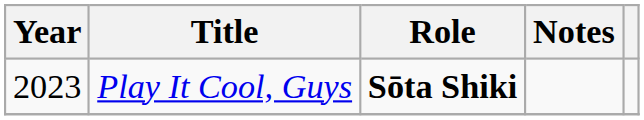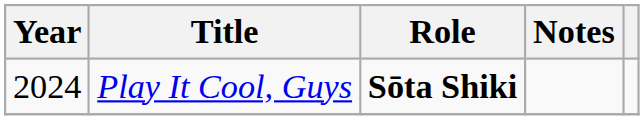(47, 85) 2023 -> (47, 85) 2024
